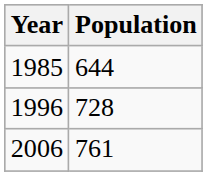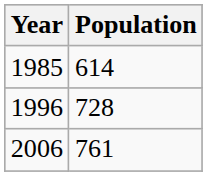(95, 66) 644 -> (95, 66) 614
